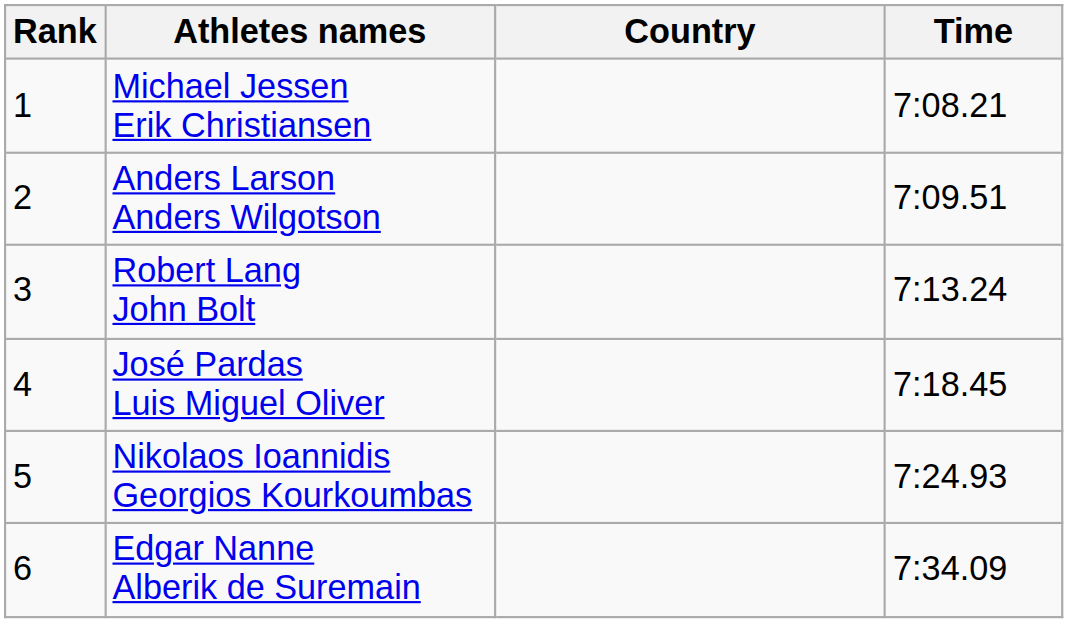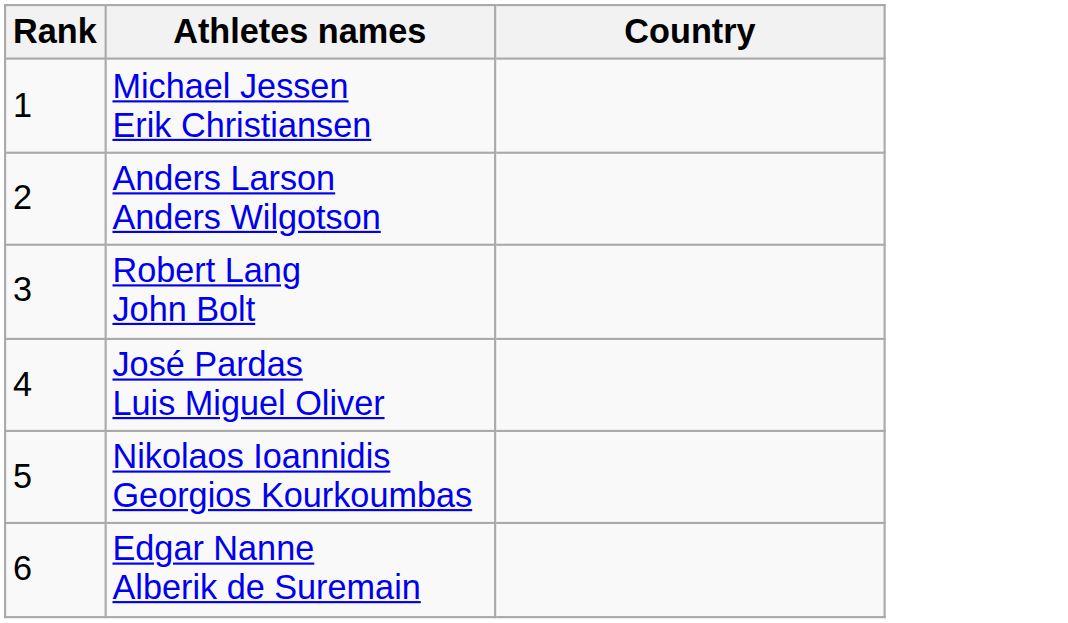- column: (973, 31)
